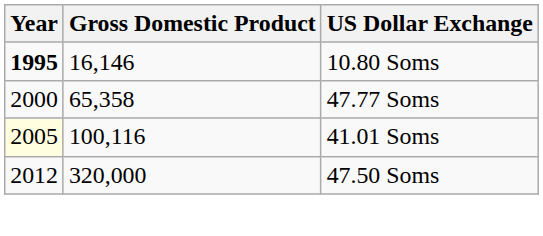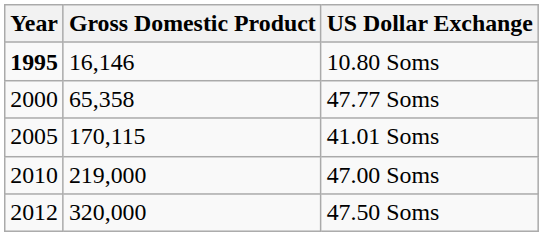(34, 136) lightyellow background -> (34, 136) no background
(107, 136) 100,116 -> (107, 136) 170,115
+ row: (383, 174)
